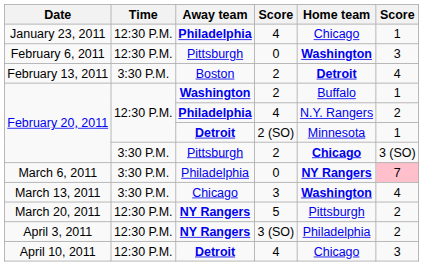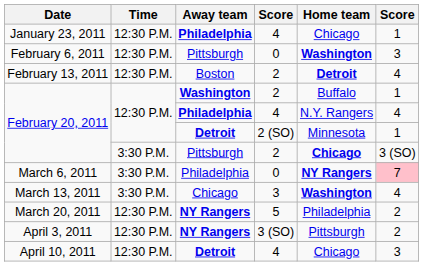(143, 74) 3:30 P.M. -> (143, 74) 12:30 P.M.
(397, 113) 2 -> (397, 113) 4
(337, 212) Pittsburgh -> (337, 212) Philadelphia
(337, 232) Philadelphia -> (337, 232) Pittsburgh
